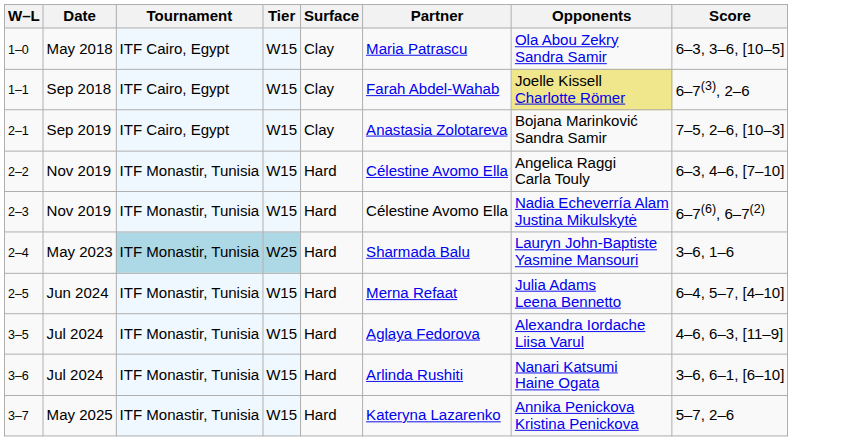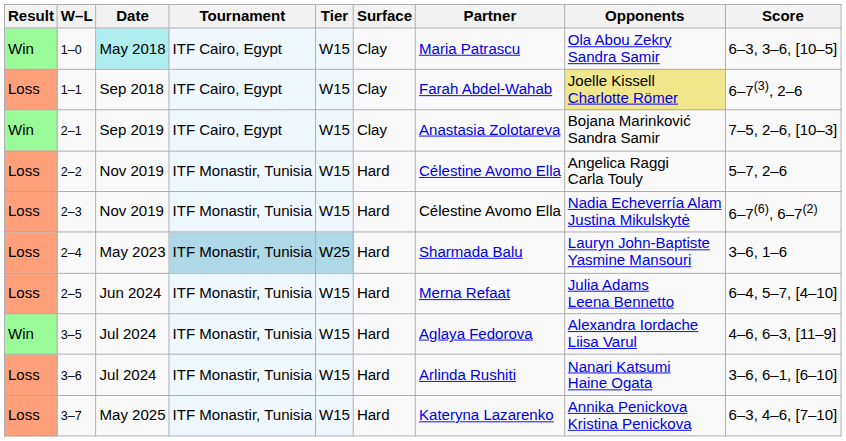+ column: (31, 16)
(80, 48) no background -> (133, 48) paleturquoise background
(730, 171) 6–3, 4–6, [7–10] -> (758, 171) 5–7, 2–6
(705, 415) 5–7, 2–6 -> (783, 415) 6–3, 4–6, [7–10]
